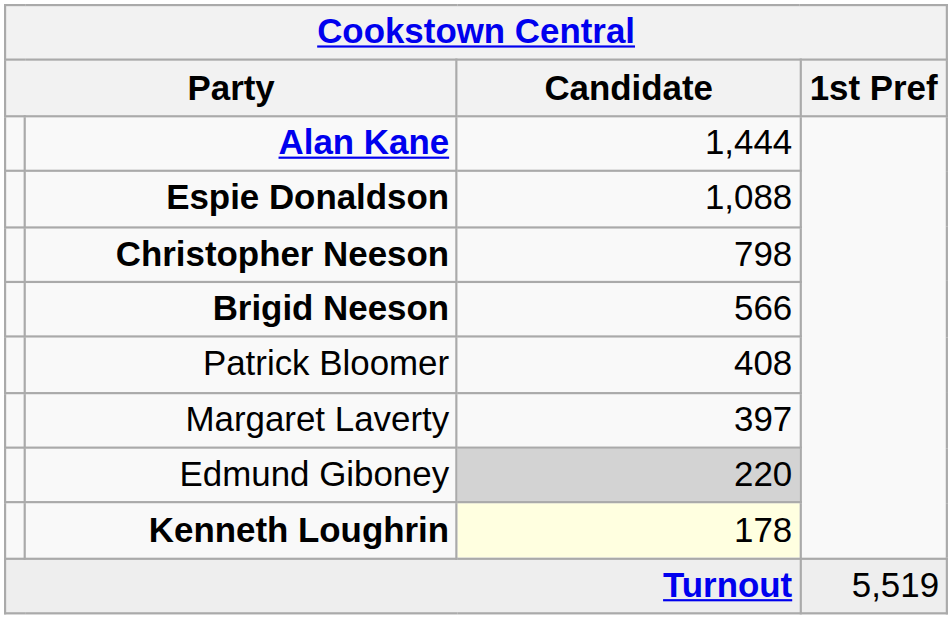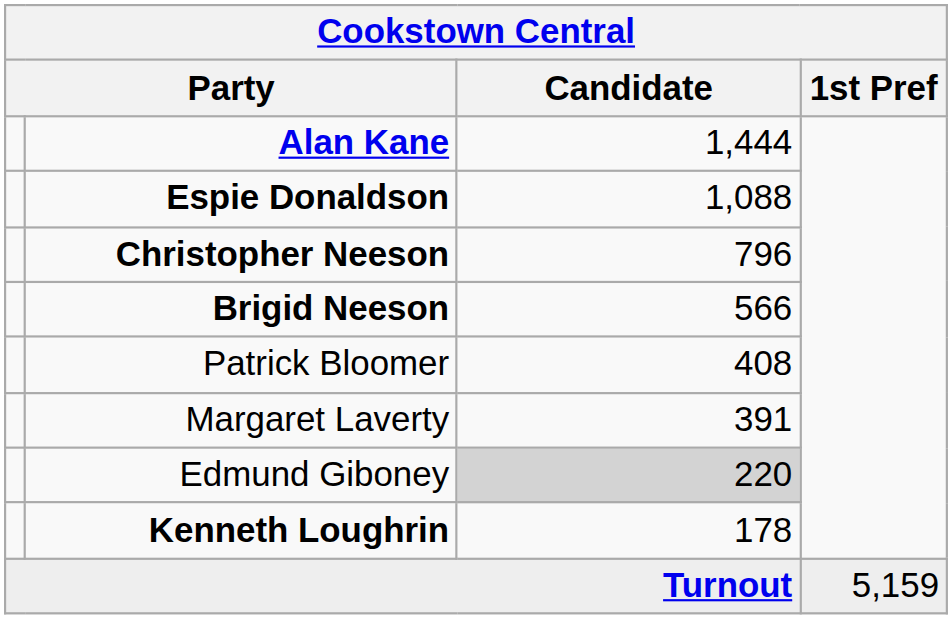(763, 253) 798 -> (763, 253) 796
(763, 419) 397 -> (763, 419) 391
(763, 530) lightyellow background -> (763, 530) no background
(895, 585) 5,519 -> (895, 585) 5,159
